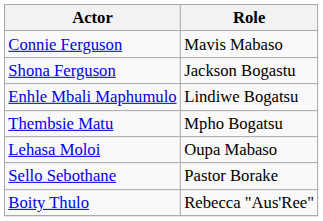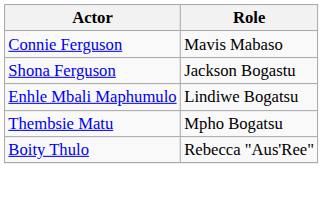- row: (54, 149)
- row: (62, 176)
